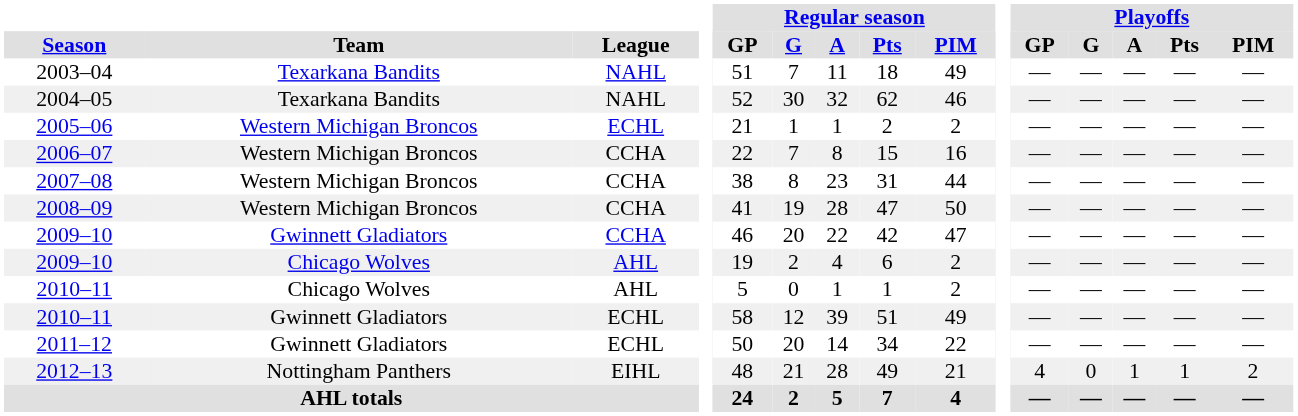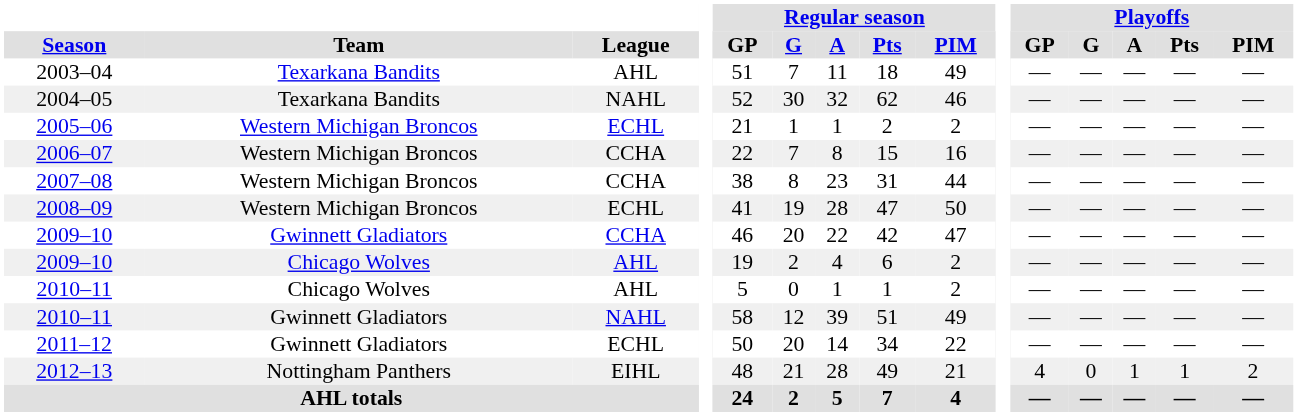(636, 71) NAHL -> (636, 71) AHL
(636, 207) CCHA -> (636, 207) ECHL
(636, 316) ECHL -> (636, 316) NAHL
